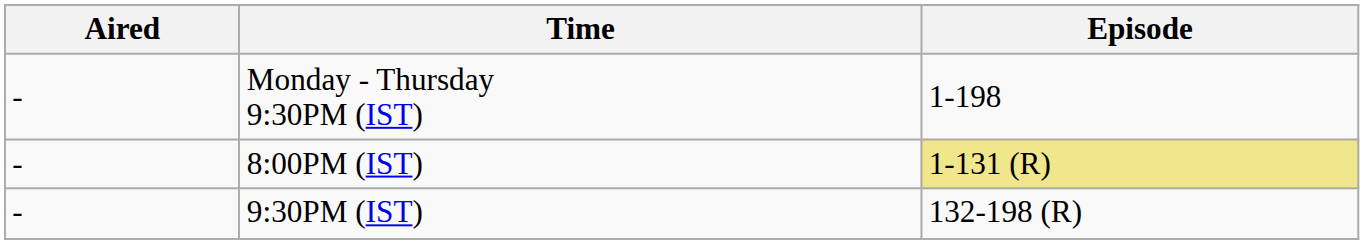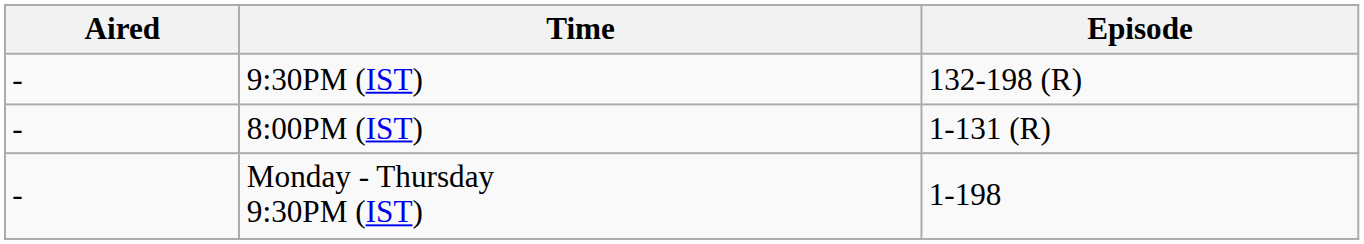rows swapped: (370, 96) <-> (335, 212)
(990, 163) khaki background -> (990, 128) no background
